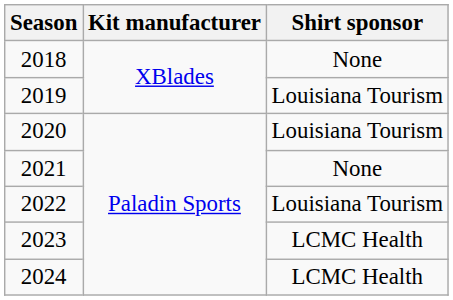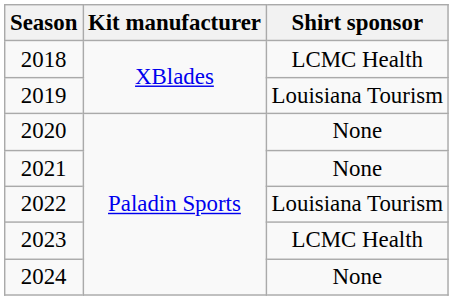(357, 58) None -> (357, 58) LCMC Health
(357, 131) Louisiana Tourism -> (357, 131) None
(357, 276) LCMC Health -> (357, 276) None
